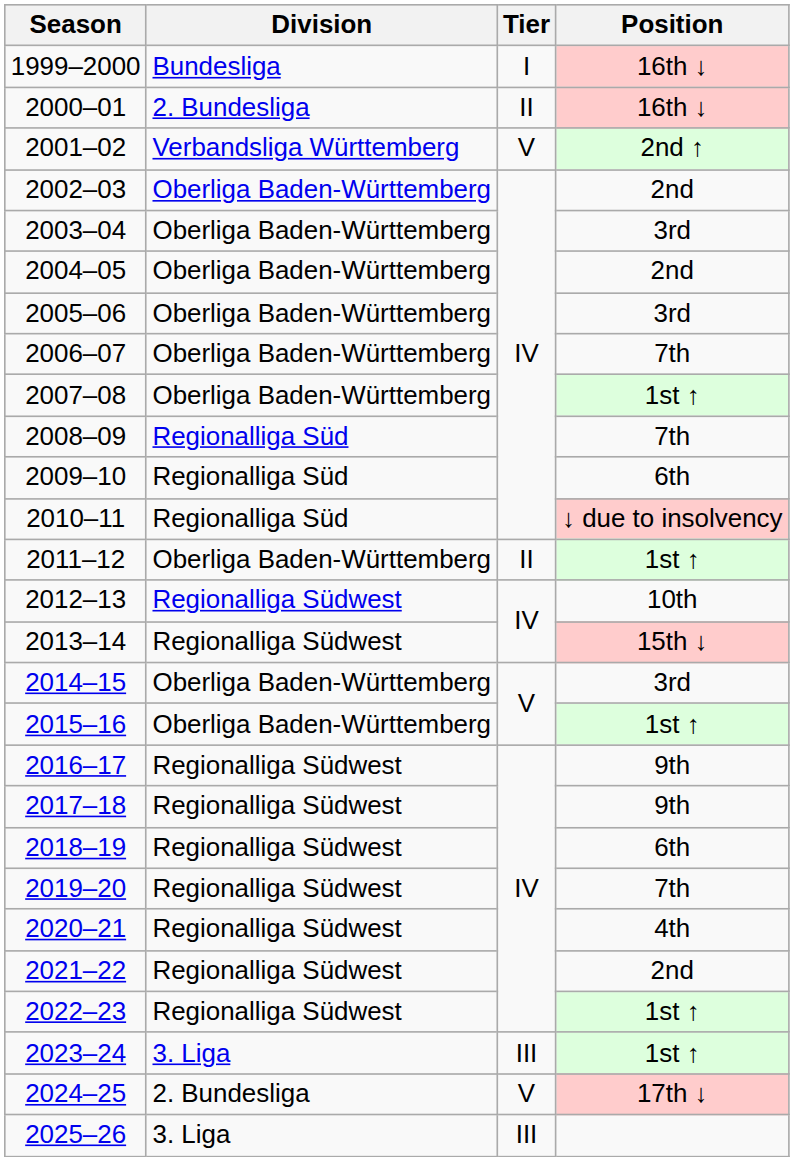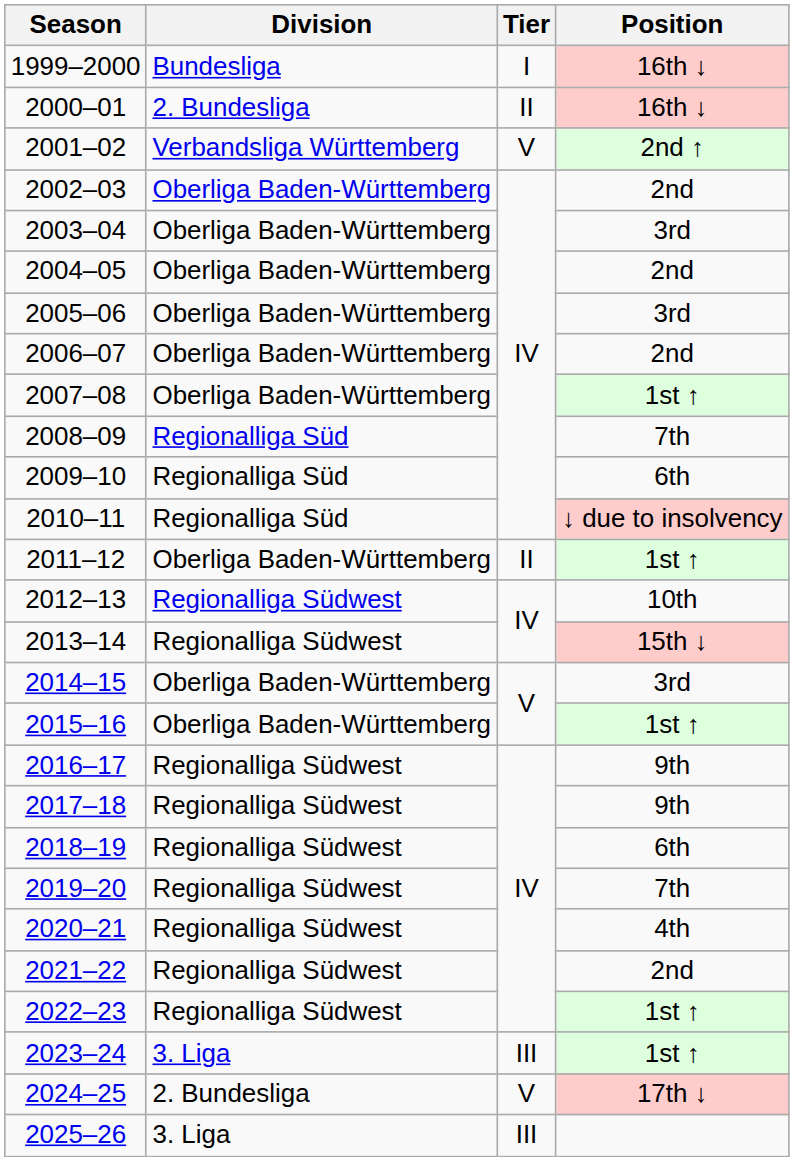(672, 353) 7th -> (672, 353) 2nd
